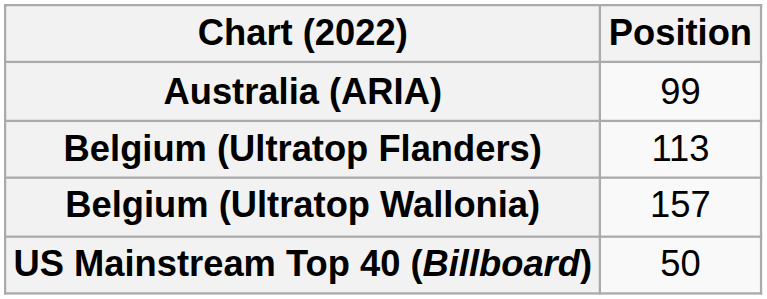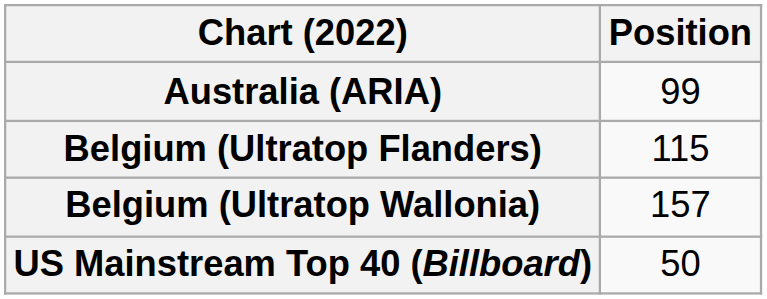(680, 148) 113 -> (680, 148) 115
